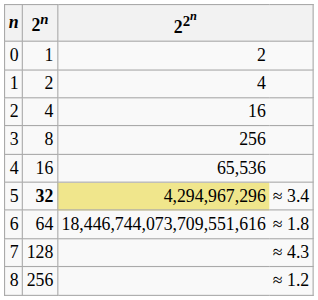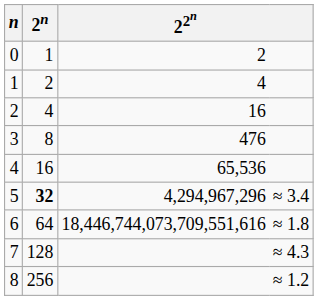(252, 139) 256 -> (252, 139) 476
(215, 196) khaki background -> (215, 196) no background
